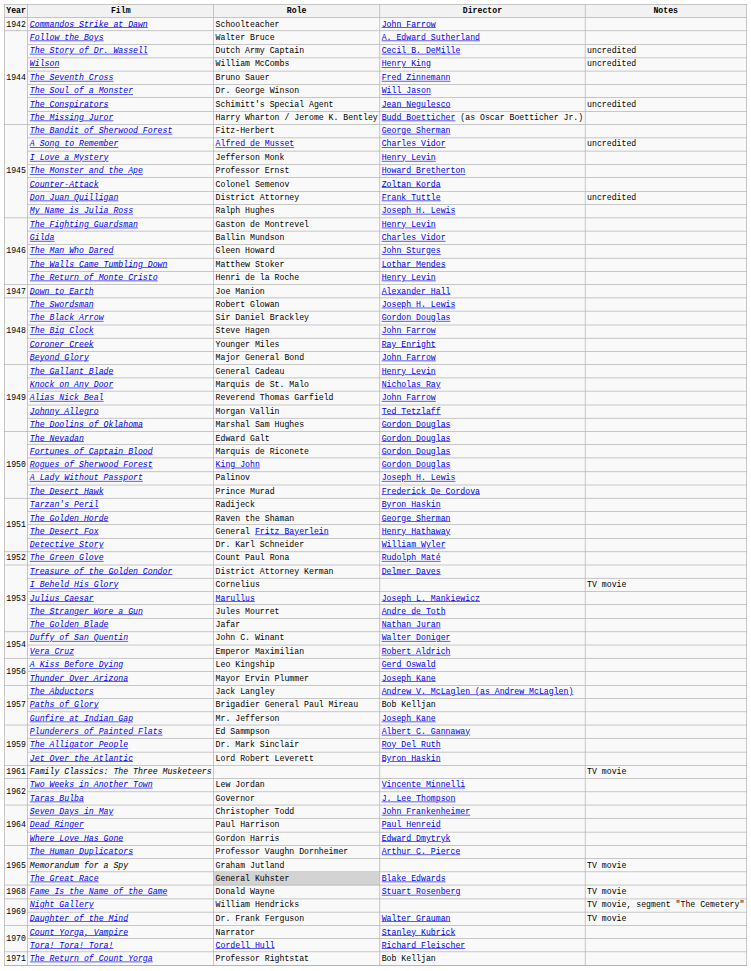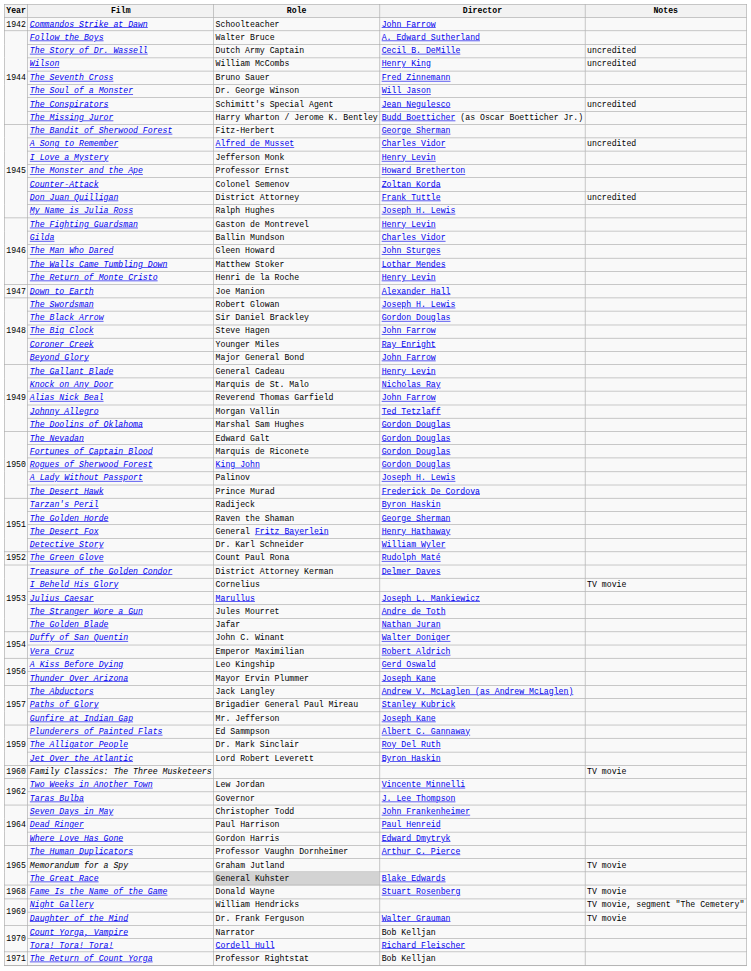(409, 705) Bob Kelljan -> (419, 705) Stanley Kubrick
(16, 772) 1961 -> (16, 772) 1960
(419, 932) Stanley Kubrick -> (409, 932) Bob Kelljan
